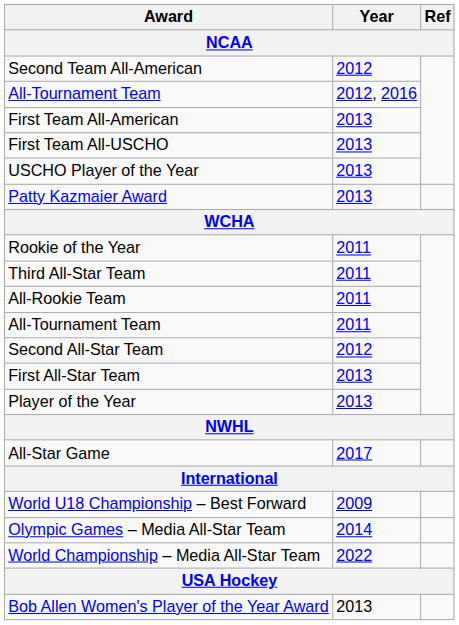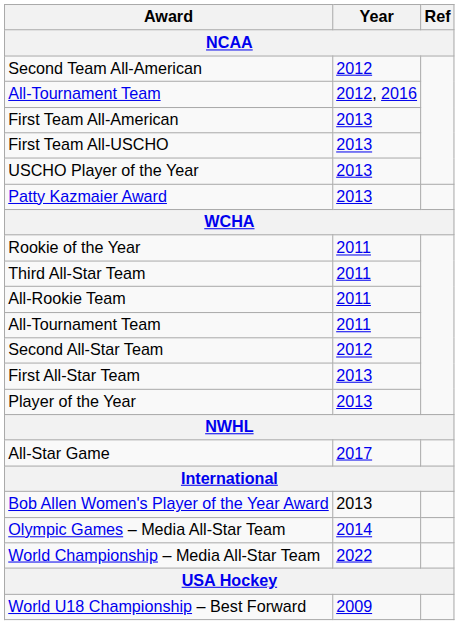rows swapped: (157, 504) <-> (168, 606)
